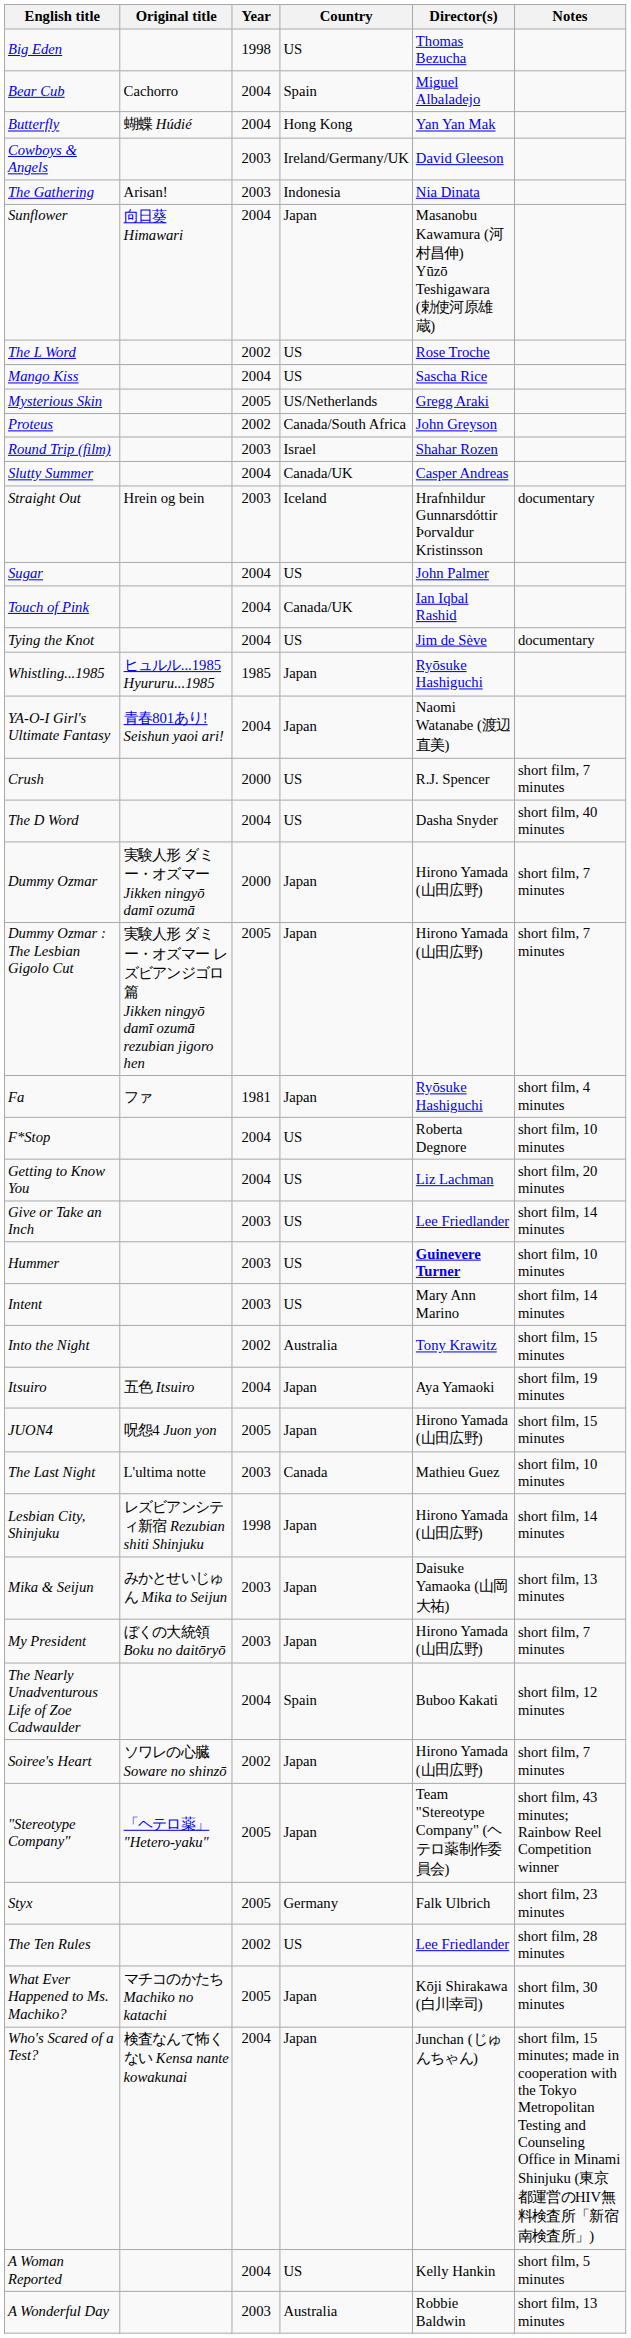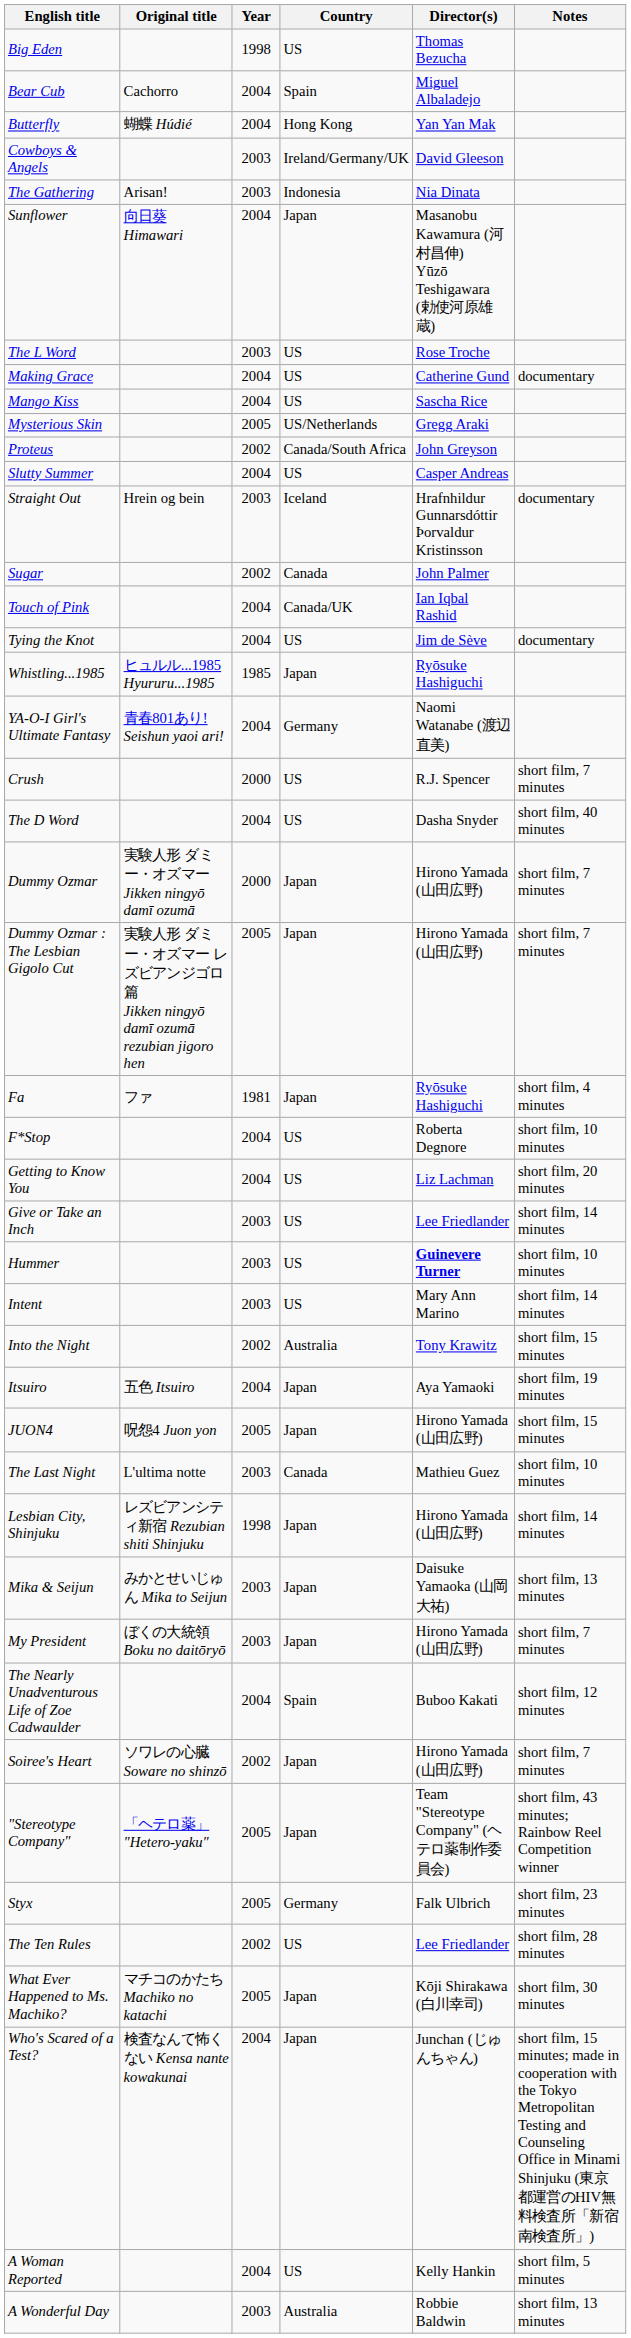(256, 352) 2002 -> (256, 352) 2003
+ row: (51, 377)
- row: (59, 449)
(318, 473) Canada/UK -> (293, 473) US
(256, 574) 2004 -> (256, 574) 2002
(293, 574) US -> (305, 574) Canada
(300, 727) Japan -> (311, 727) Germany
